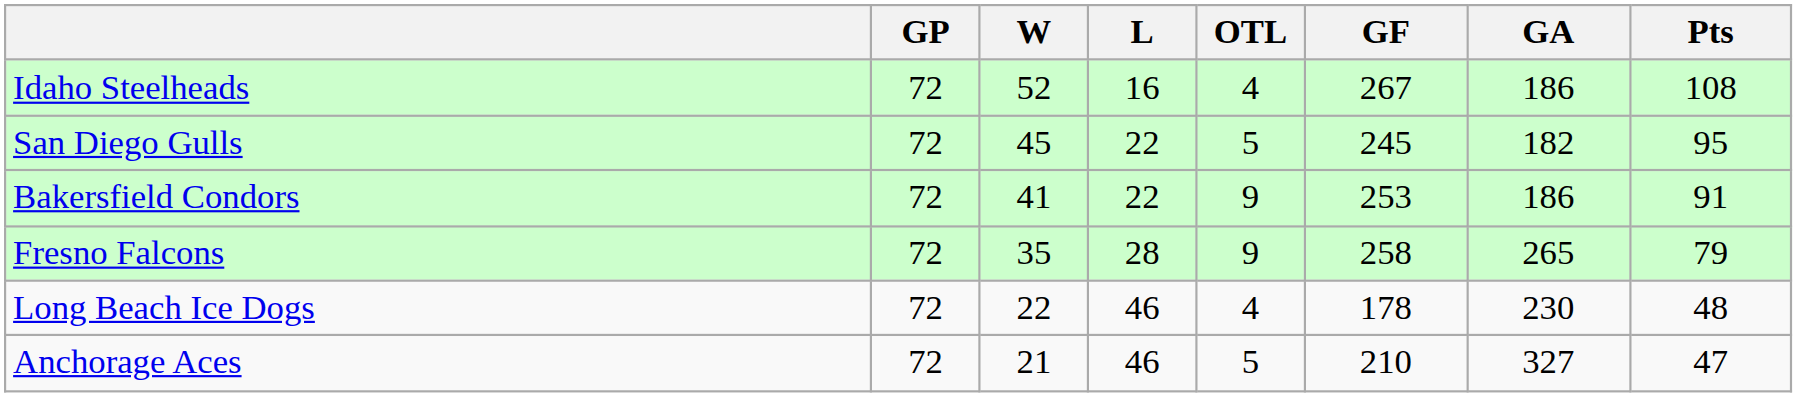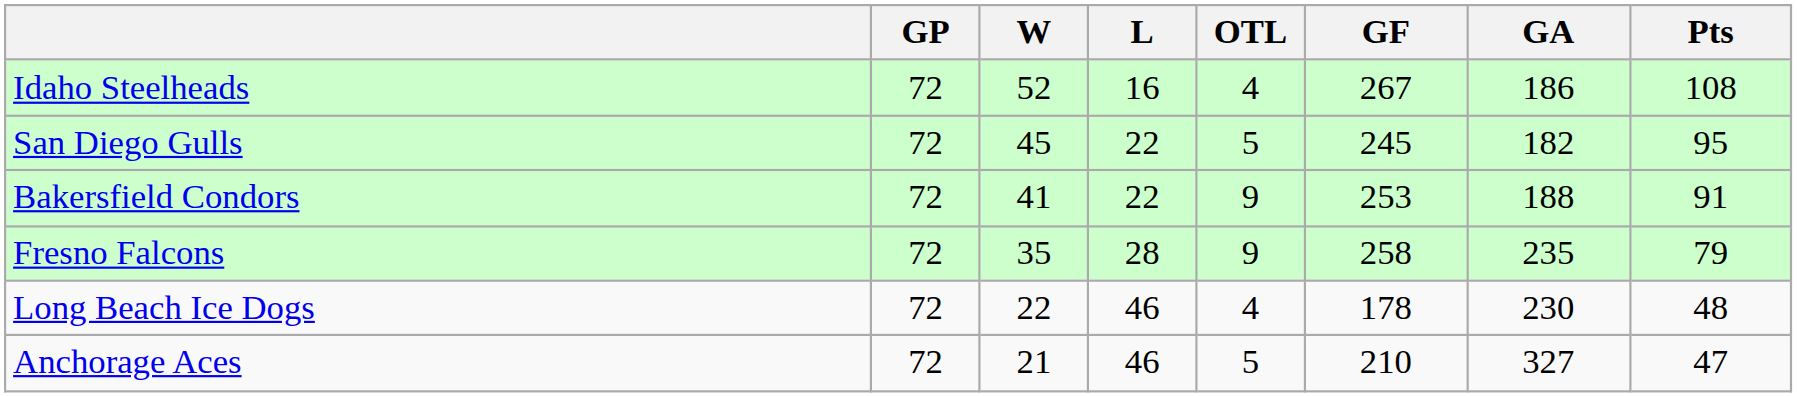(1548, 197) 186 -> (1548, 197) 188
(1548, 252) 265 -> (1548, 252) 235
